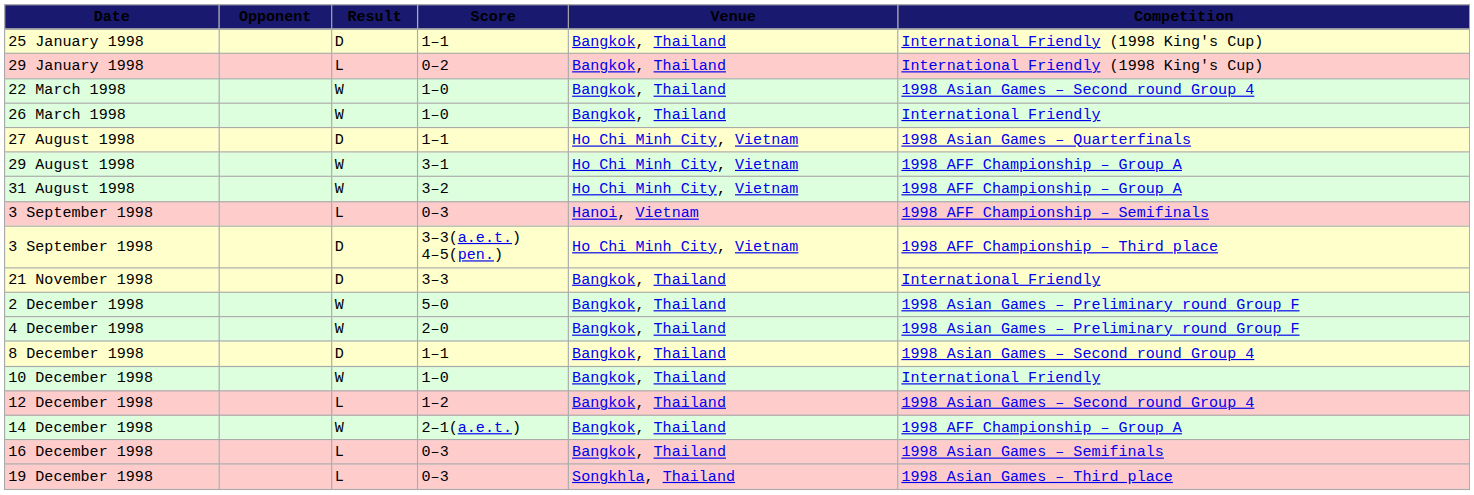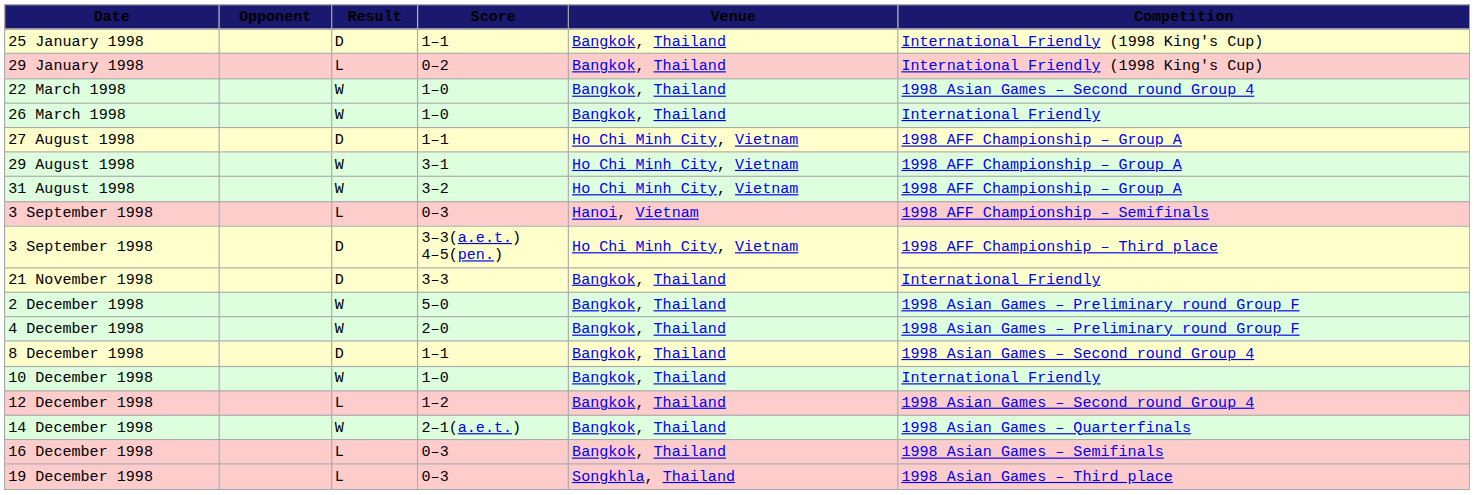(1046, 140) 1998 Asian Games – Quarterfinals -> (1042, 140) 1998 AFF Championship – Group A
(1042, 428) 1998 AFF Championship – Group A -> (1046, 428) 1998 Asian Games – Quarterfinals
